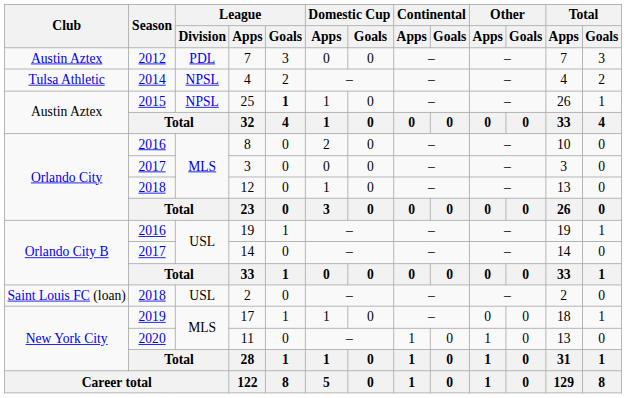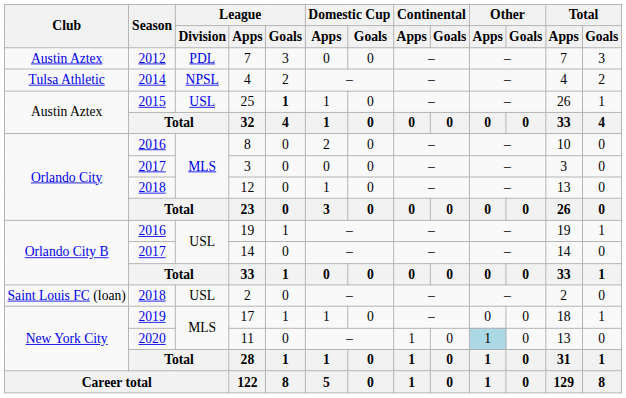(202, 101) NPSL -> (202, 101) USL
(488, 338) no background -> (488, 338) lightblue background
